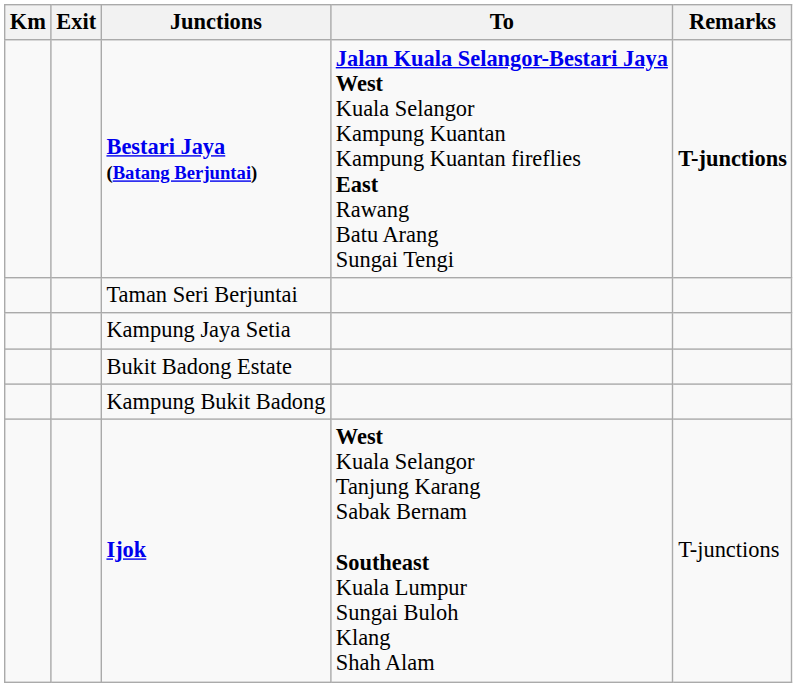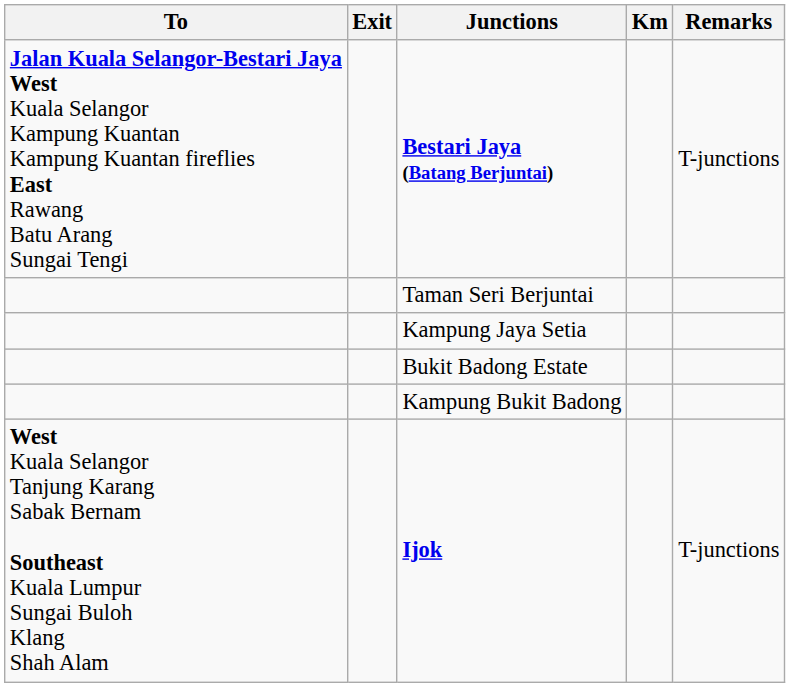columns swapped: (28, 22) <-> (502, 22)
(733, 158) bold -> (729, 158) normal
